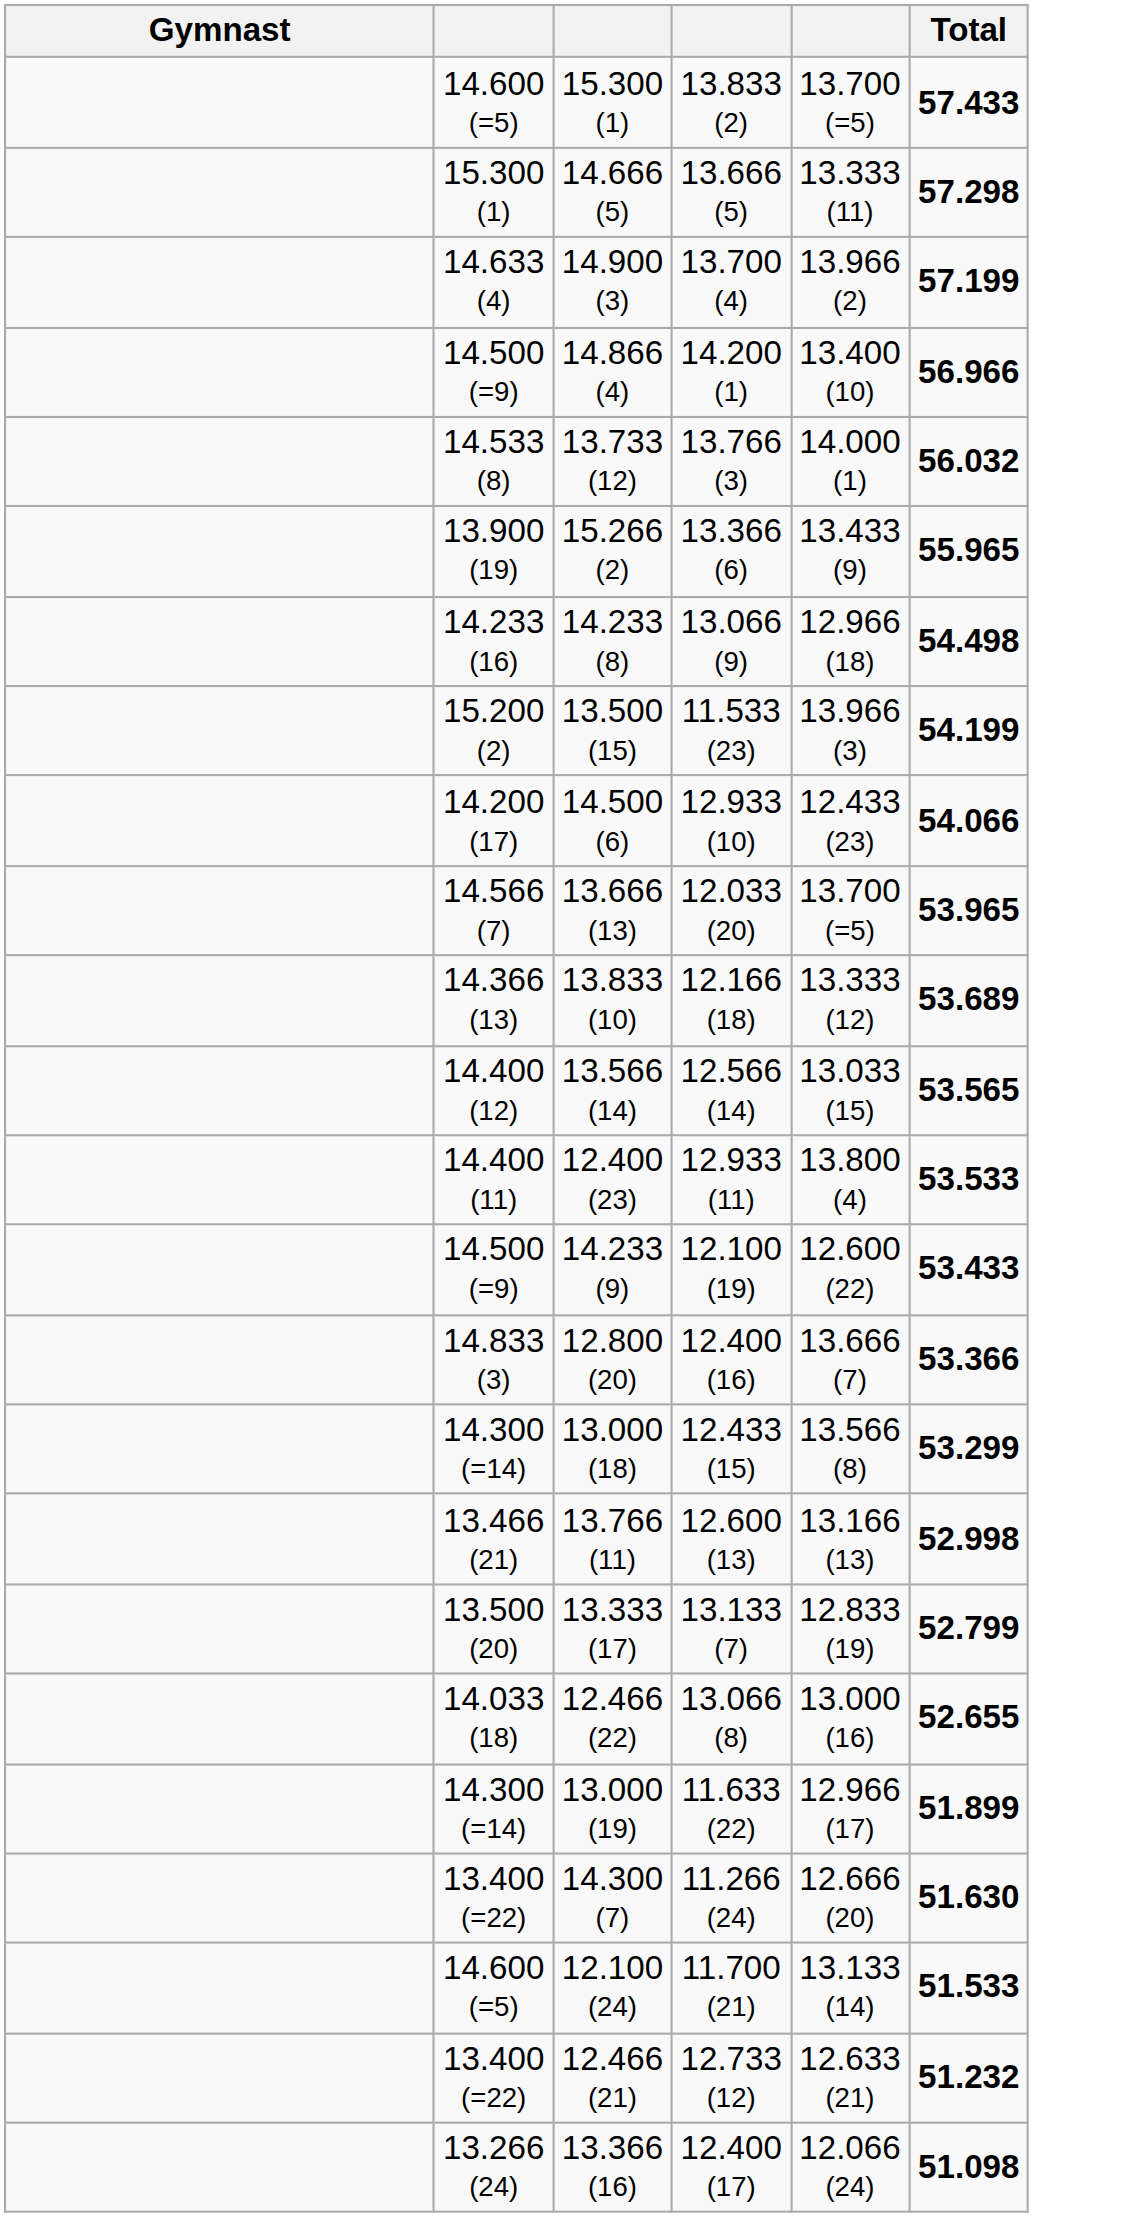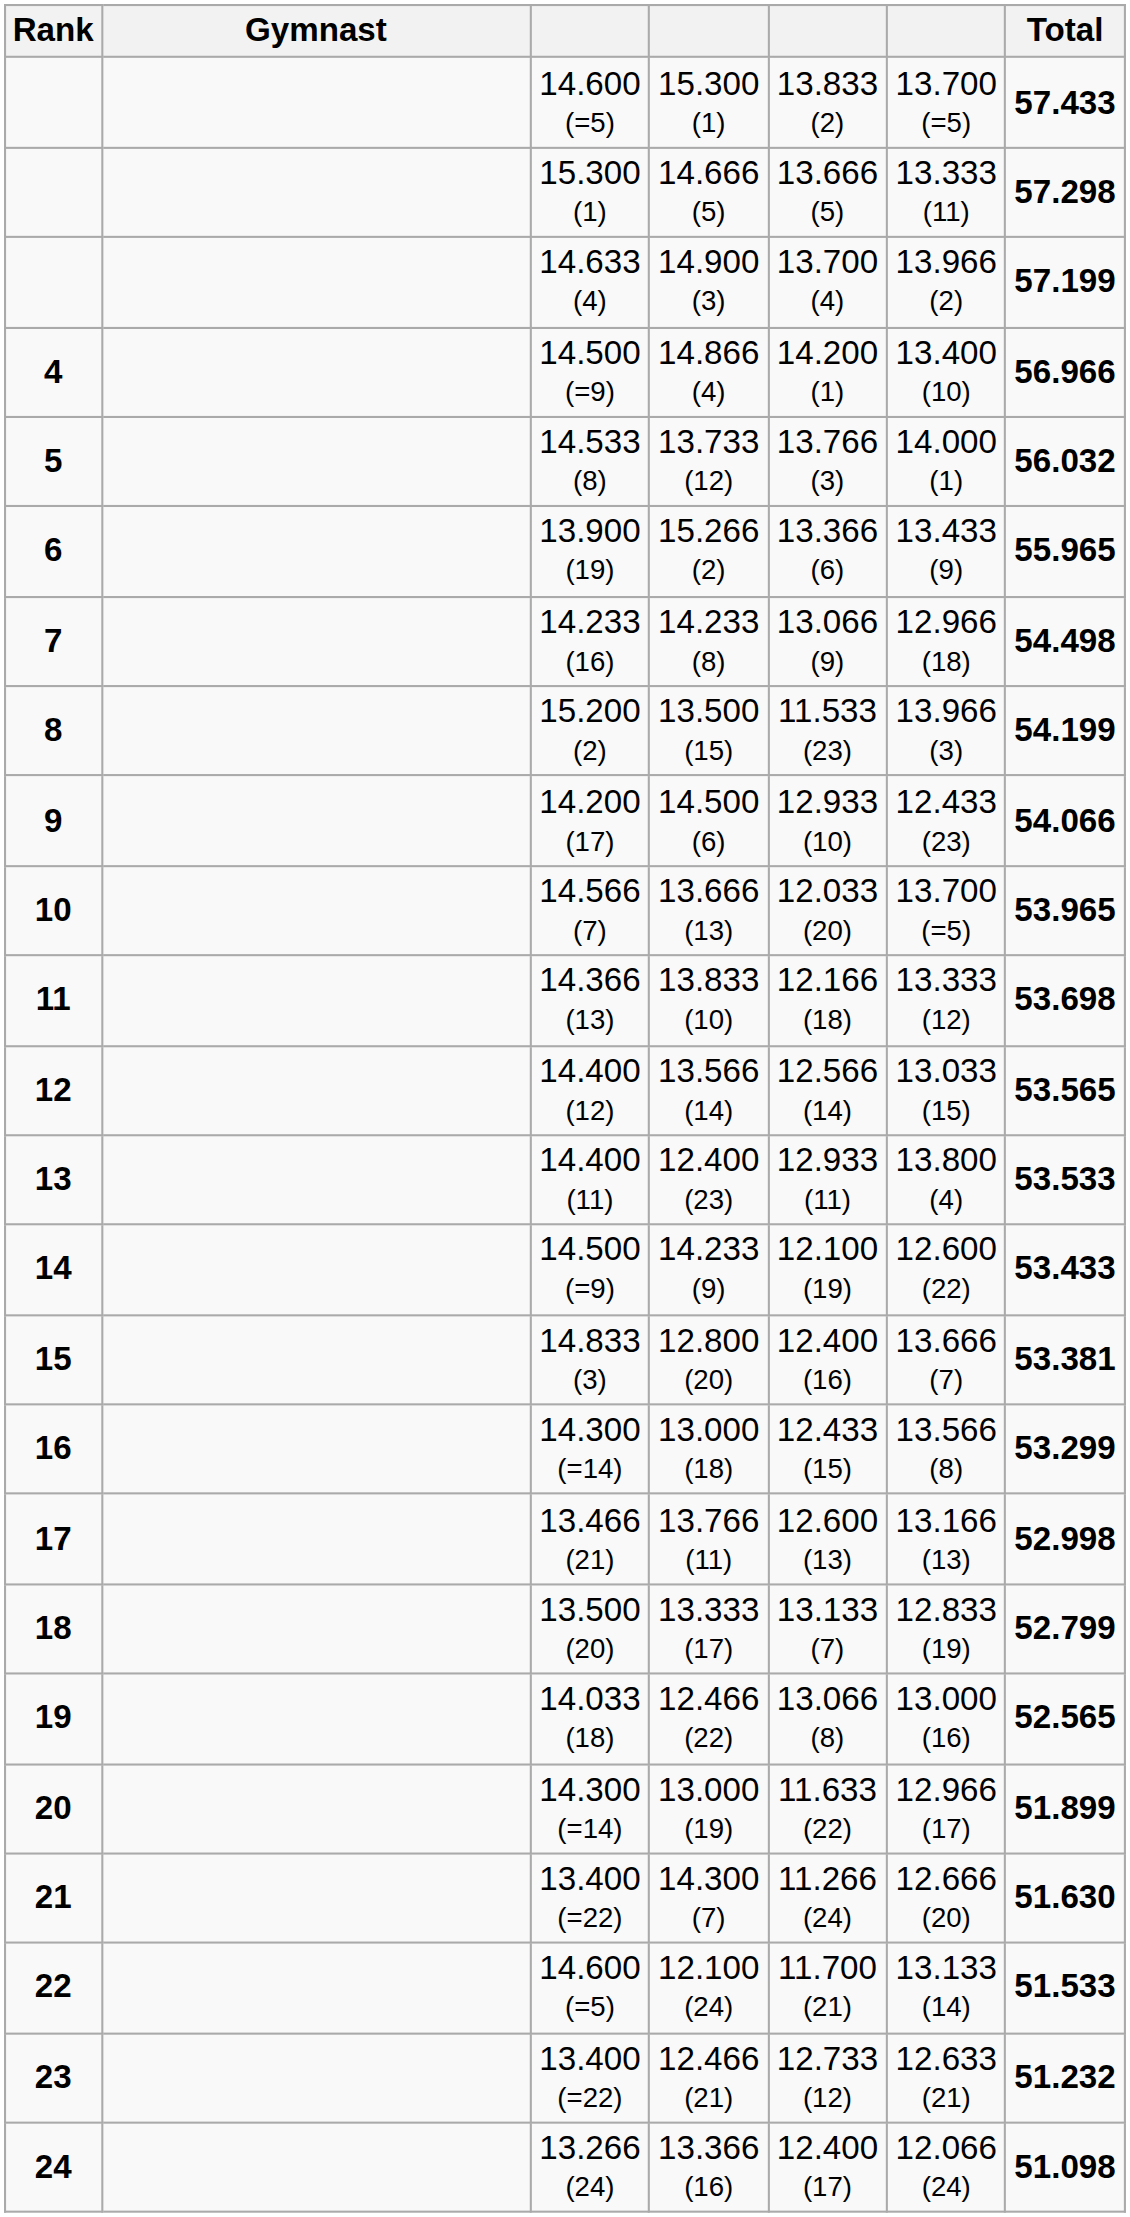+ column: (53, 30)
(969, 999) 53.689 -> (1065, 999) 53.698
(969, 1358) 53.366 -> (1065, 1358) 53.381
(969, 1718) 52.655 -> (1065, 1718) 52.565
